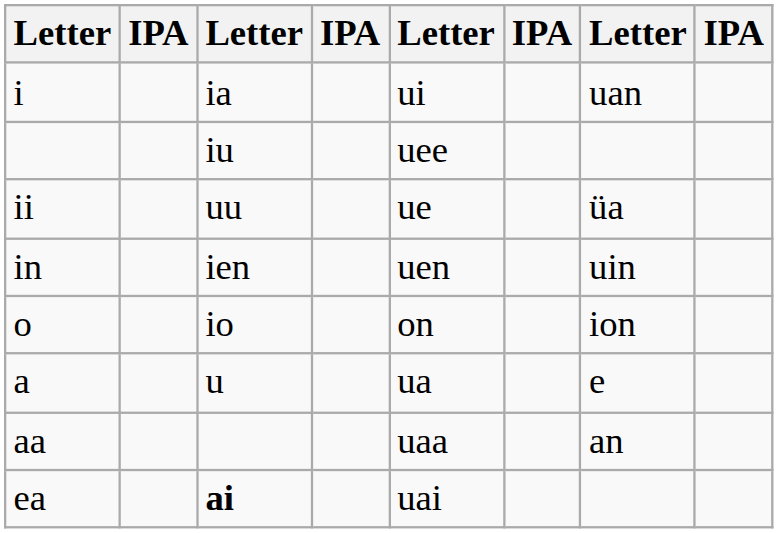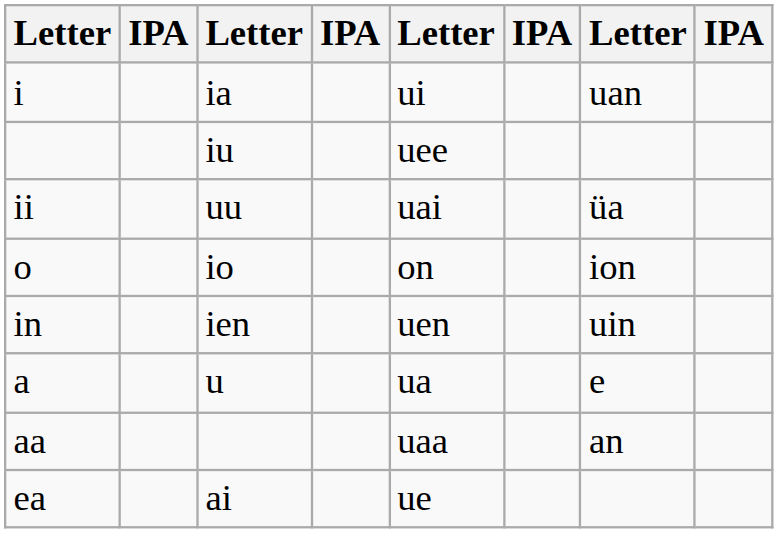(415, 207) ue -> (420, 207) uai
rows swapped: (28, 265) <-> (23, 324)
(220, 498) bold -> (219, 498) normal
(420, 498) uai -> (415, 498) ue
